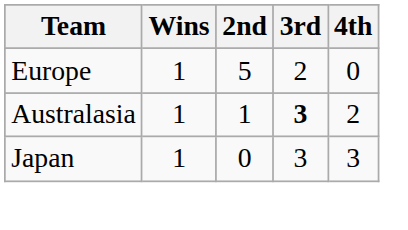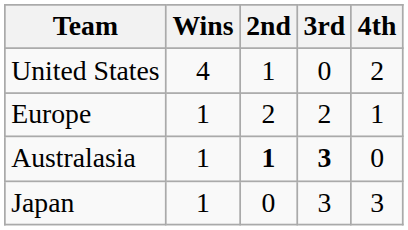+ row: (85, 70)
(245, 70) 5 -> (268, 114) 2
(353, 70) 0 -> (377, 114) 1
(245, 114) normal -> (268, 158) bold
(353, 114) 2 -> (377, 158) 0
